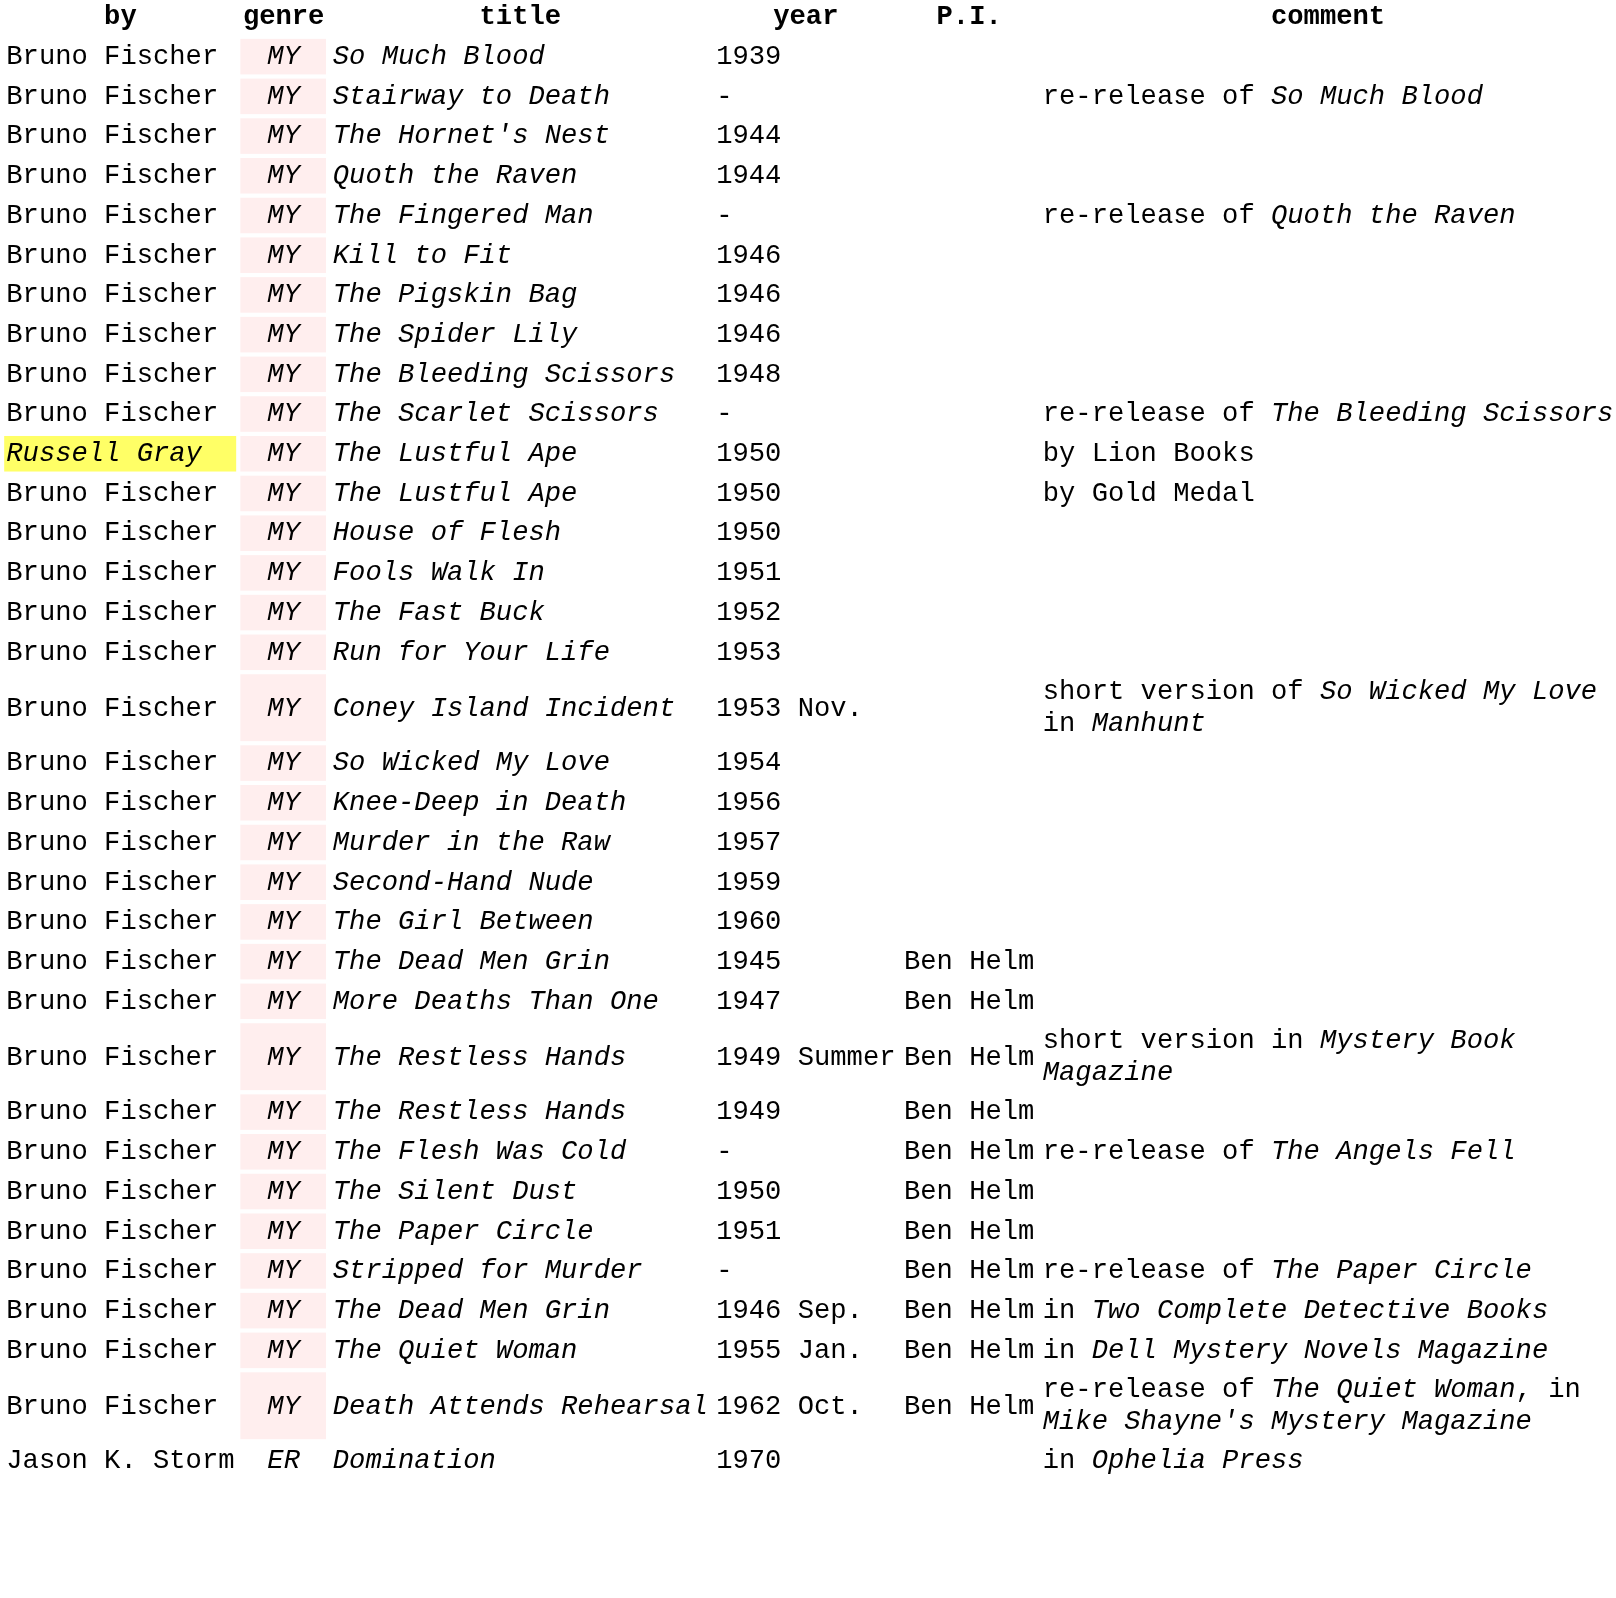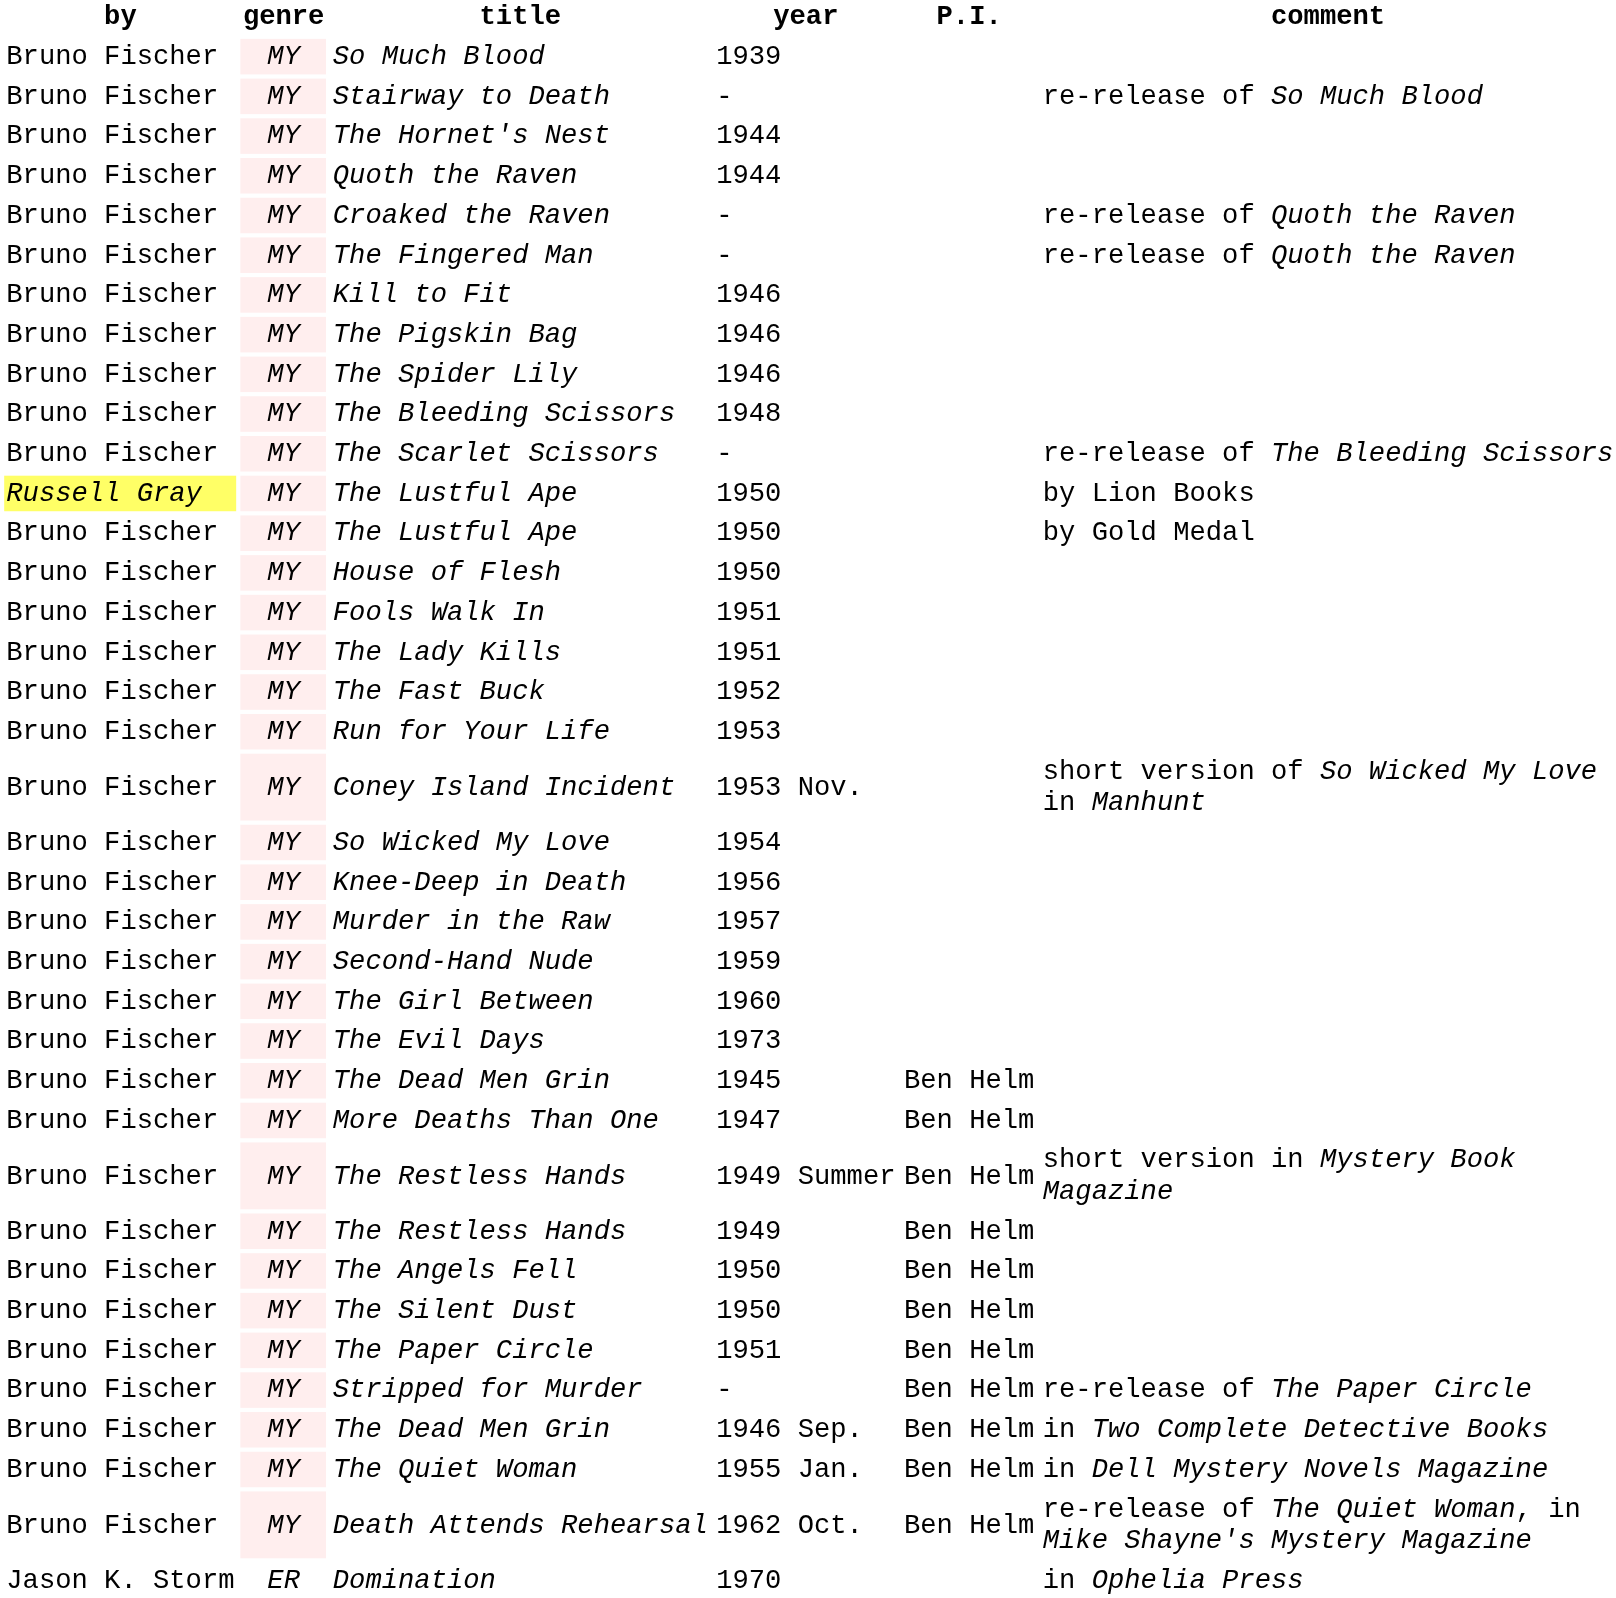+ row: (471, 215)
+ row: (447, 652)
+ row: (439, 1041)
+ row: (455, 1271)
- row: (480, 1152)
